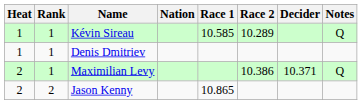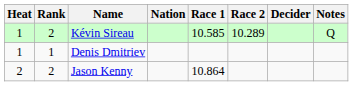(51, 33) 1 -> (51, 33) 2
- row: (113, 71)
(217, 90) 10.865 -> (208, 71) 10.864
